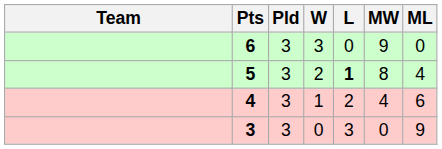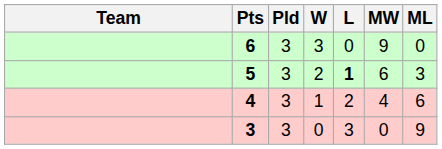(384, 74) 8 -> (384, 74) 6
(420, 74) 4 -> (420, 74) 3
